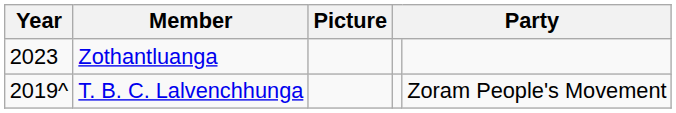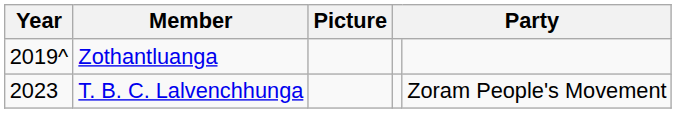(34, 56) 2023 -> (39, 56) 2019^
(39, 90) 2019^ -> (34, 90) 2023
